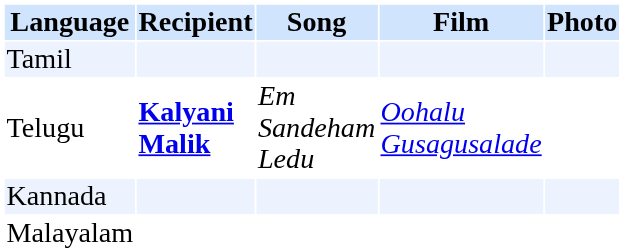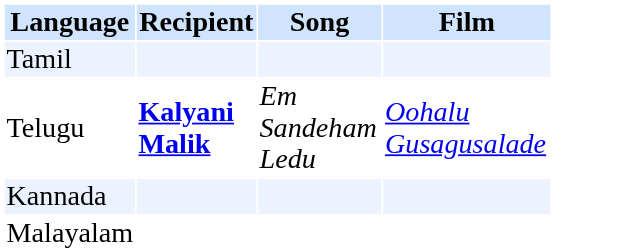- column: (582, 21)
